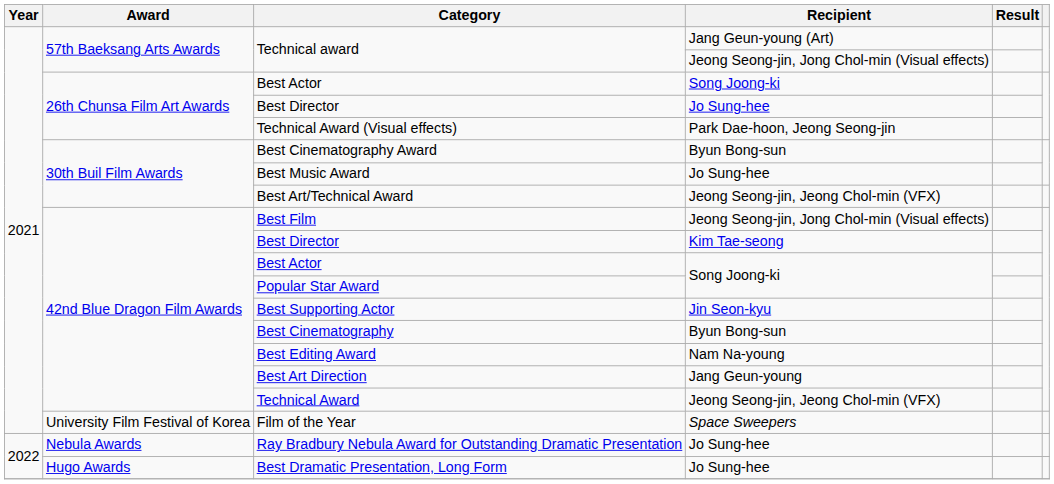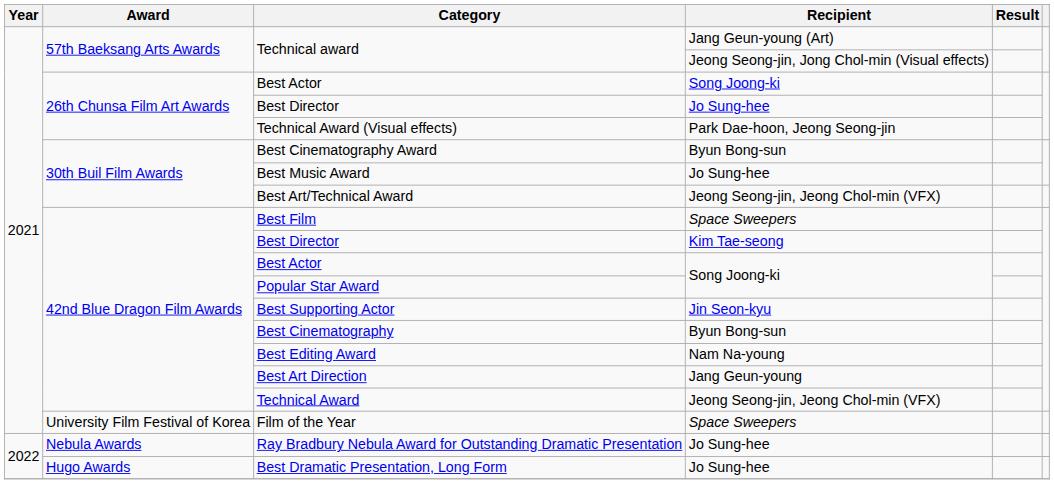(839, 219) Jeong Seong-jin, Jong Chol-min (Visual effects) -> (743, 219) Space Sweepers
